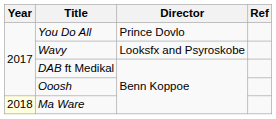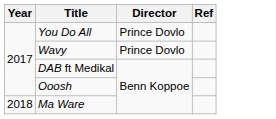(182, 50) Looksfx and Psyroskobe -> (152, 50) Prince Dovlo
(20, 104) lightyellow background -> (20, 104) no background
